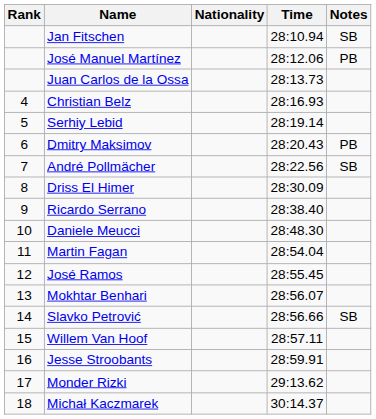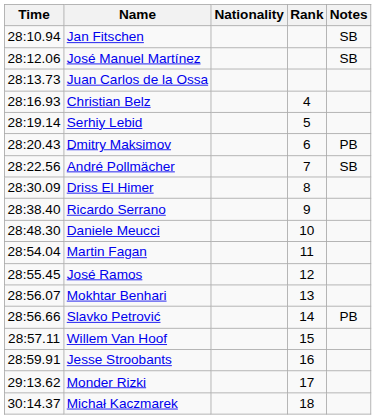columns swapped: (24, 15) <-> (297, 15)
(349, 58) PB -> (349, 58) SB
(349, 317) SB -> (349, 317) PB
